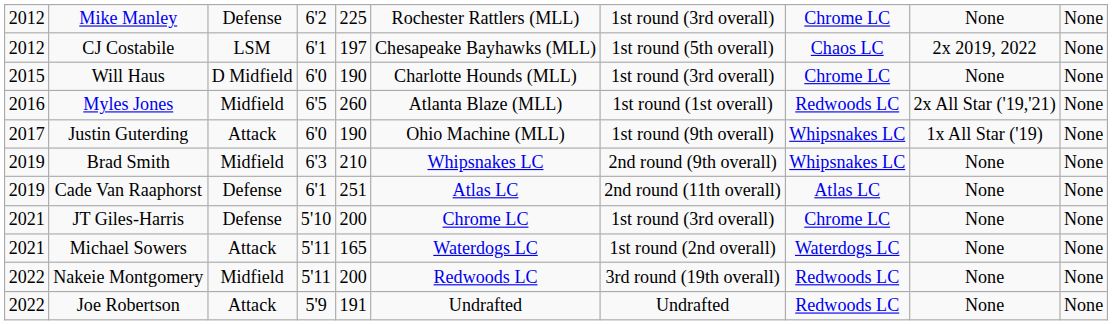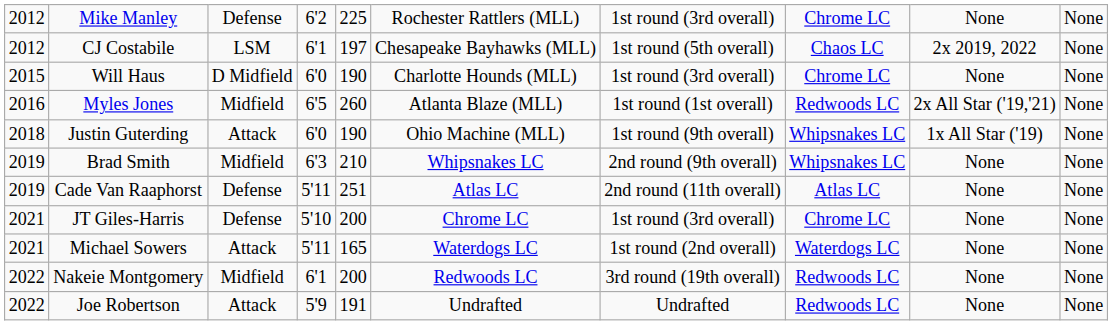(27, 133) 2017 -> (27, 133) 2018
(316, 190) 6'1 -> (316, 190) 5'11
(316, 276) 5'11 -> (316, 276) 6'1
